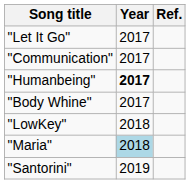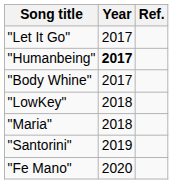- row: (60, 59)
(135, 146) lightblue background -> (117, 124) no background
+ row: (40, 168)
